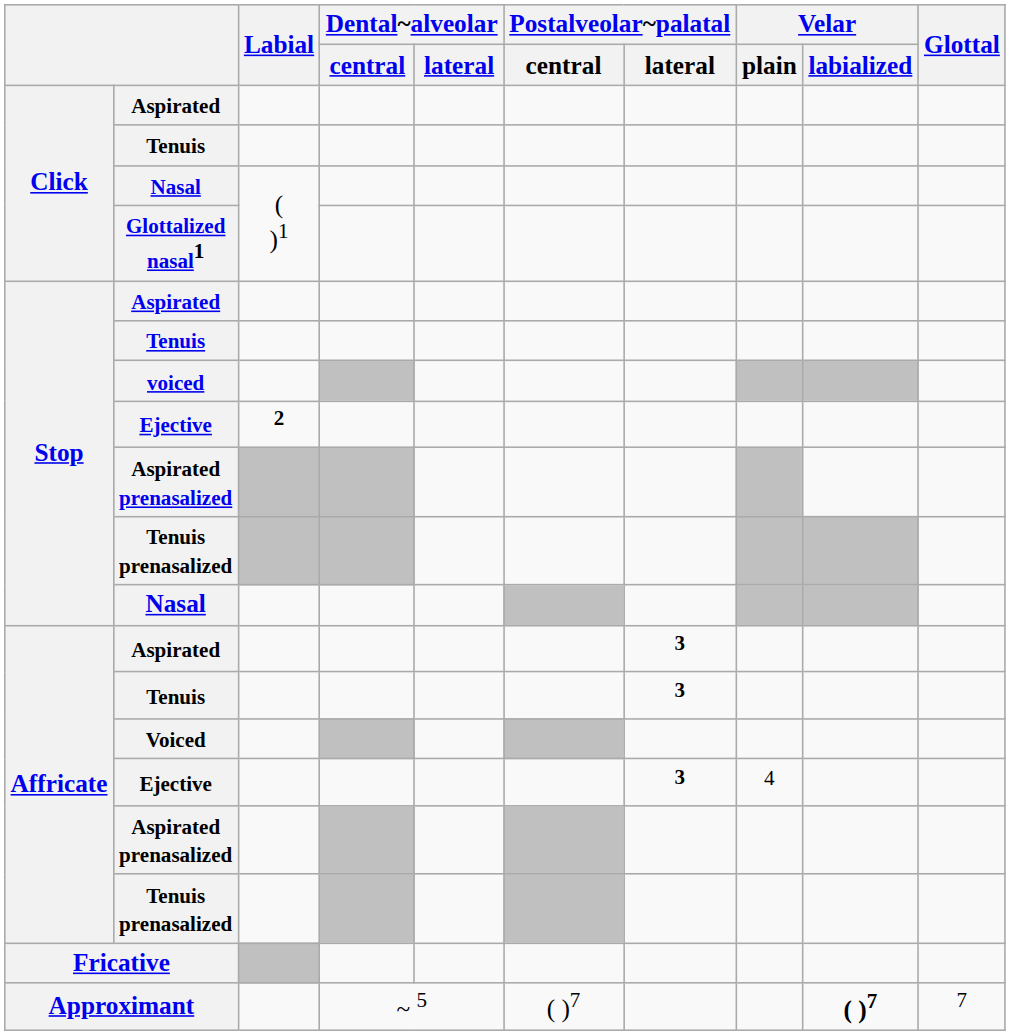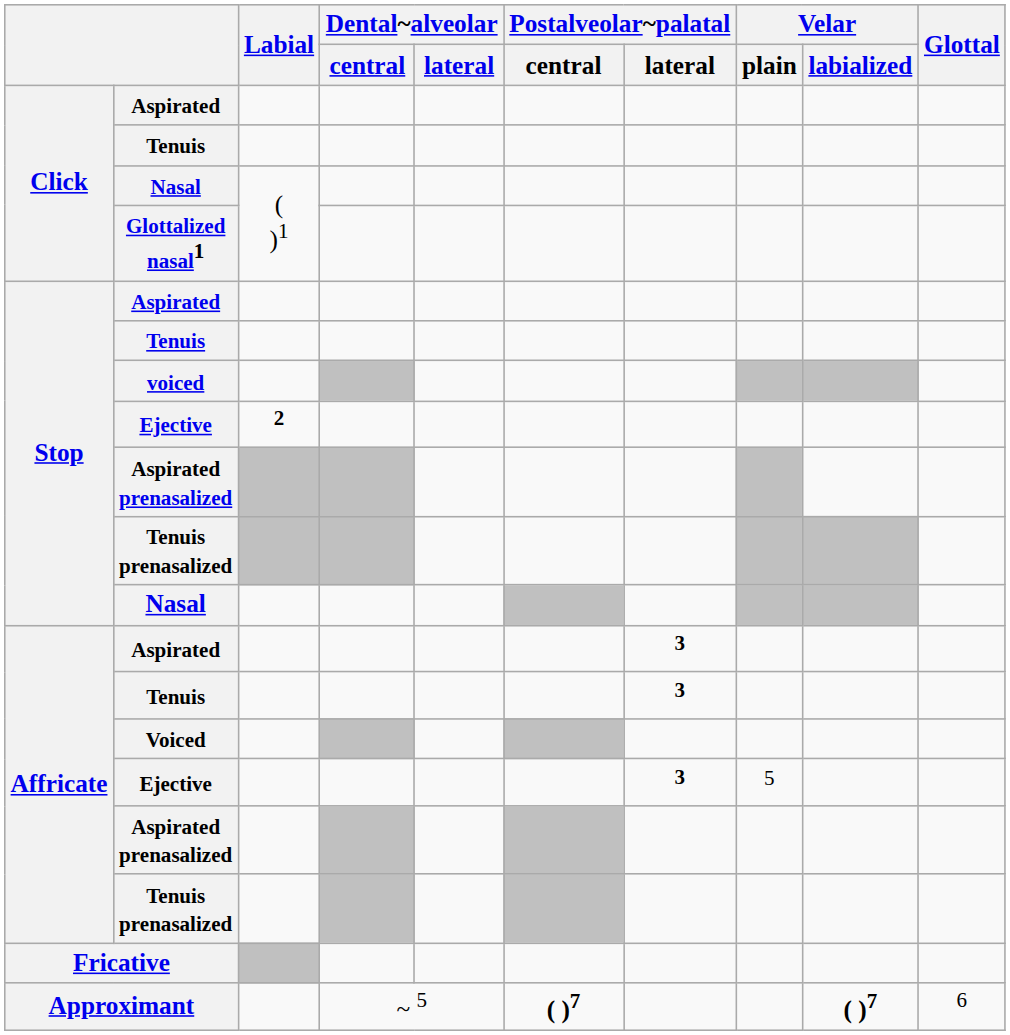(769, 777) 4 -> (769, 777) 5
(564, 1006) normal -> (564, 1006) bold
(962, 1001) 7 -> (962, 1001) 6
